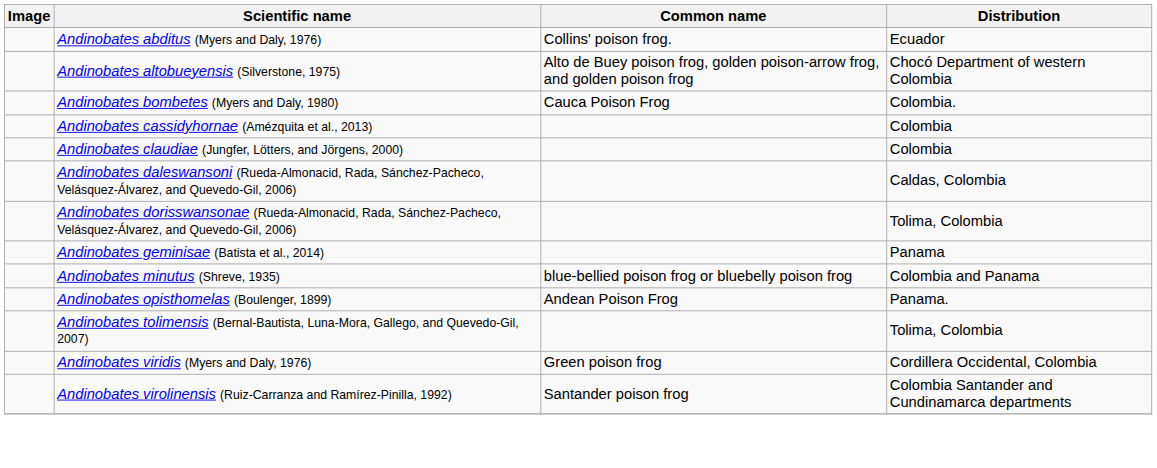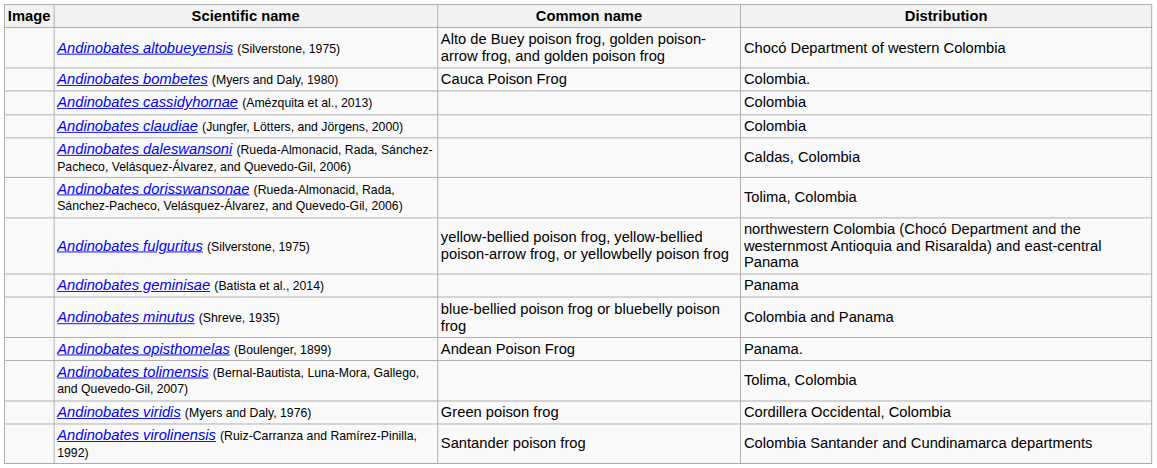- row: (189, 39)
+ row: (184, 245)
